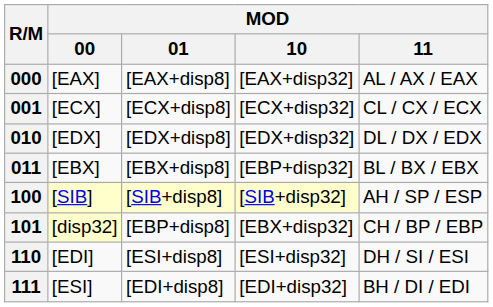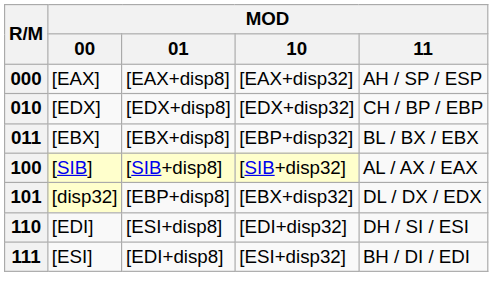(420, 78) AL / AX / EAX -> (423, 78) AH / SP / ESP
- row: (26, 108)
(422, 138) DL / DX / EDX -> (423, 108) CH / BP / EBP
(423, 197) AH / SP / ESP -> (420, 167) AL / AX / EAX
(423, 227) CH / BP / EBP -> (422, 197) DL / DX / EDX
(293, 256) [ESI+disp32] -> (293, 227) [EDI+disp32]
(293, 286) [EDI+disp32] -> (293, 256) [ESI+disp32]
